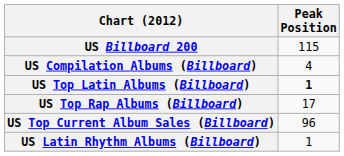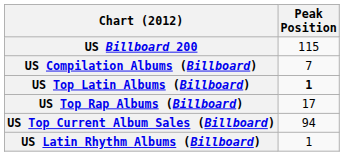(309, 66) 4 -> (309, 66) 7
(309, 123) 96 -> (309, 123) 94
